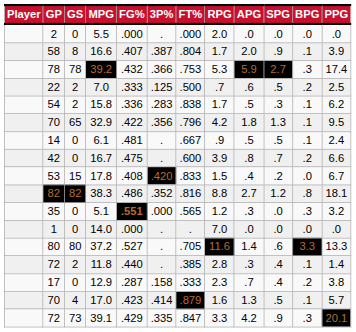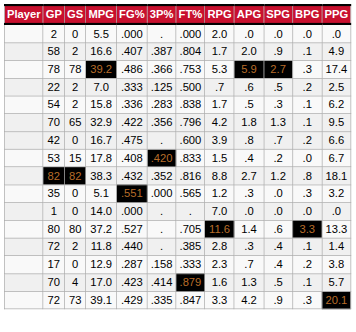(75, 51) 8 -> (75, 51) 2
(336, 51) 3.9 -> (336, 51) 4.9
(132, 69) .432 -> (132, 69) .486
- row: (101, 140)
(132, 193) .486 -> (132, 176) .432
(132, 211) bold -> (132, 193) normal
